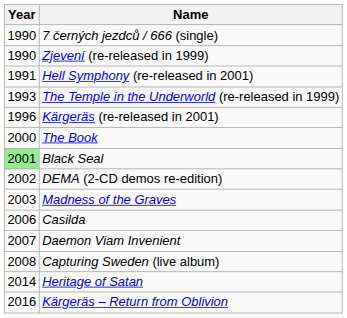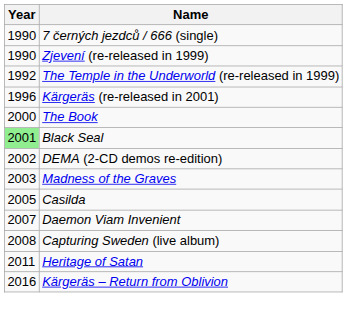- row: (148, 76)
(22, 96) 1993 -> (22, 76) 1992
(22, 220) 2006 -> (22, 199) 2005
(22, 281) 2014 -> (21, 261) 2011
